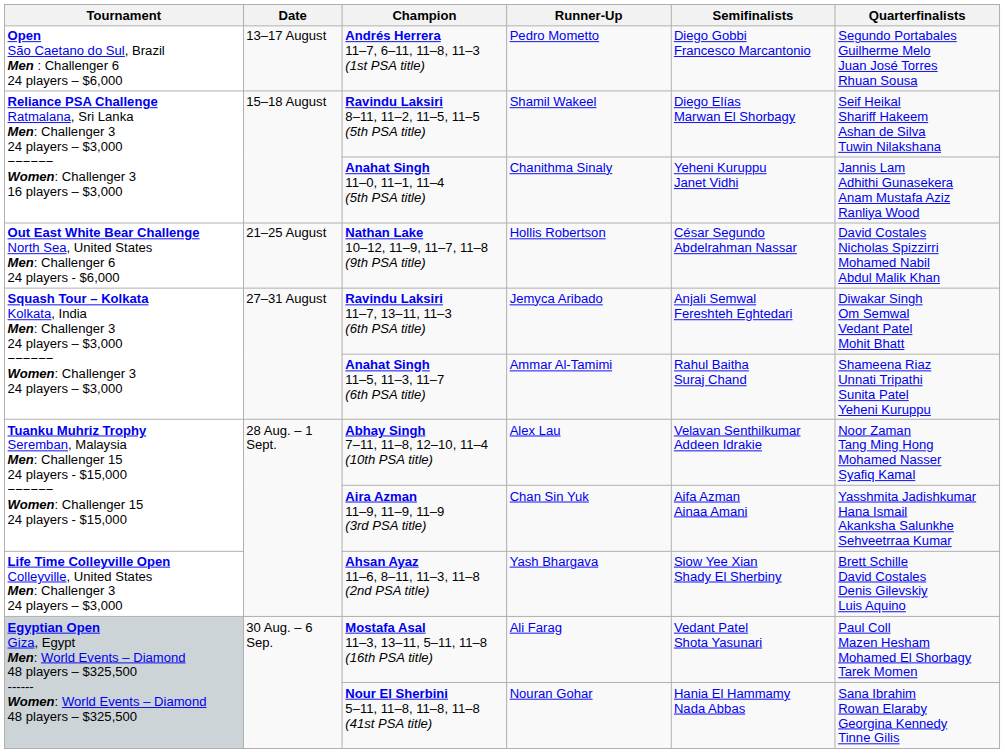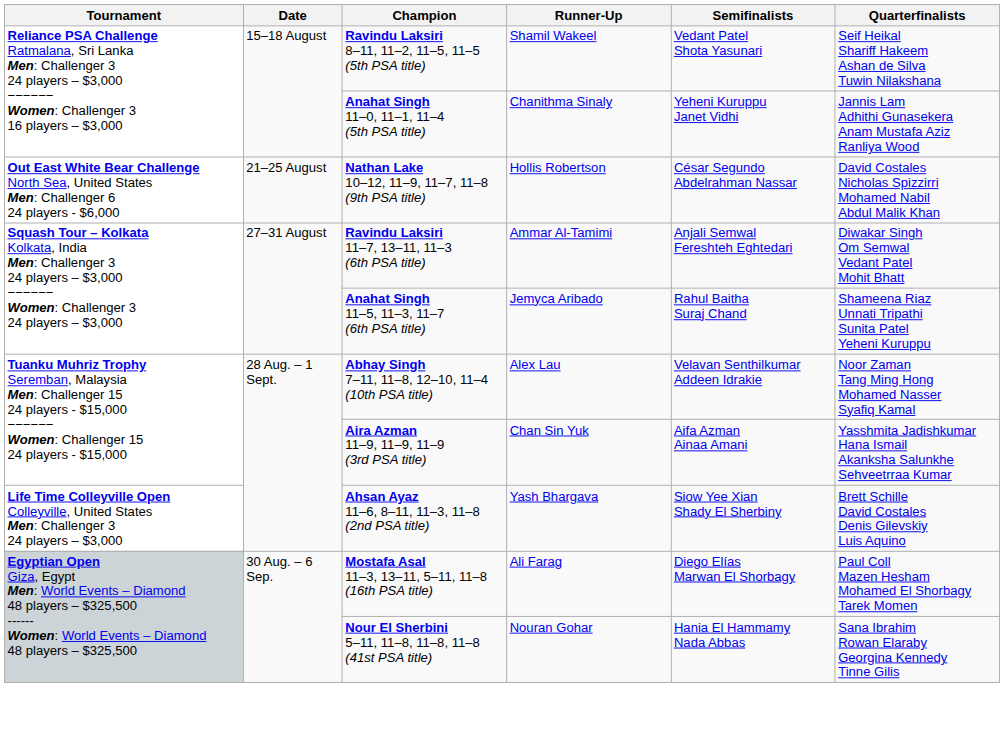- row: (413, 51)
(735, 109) Diego Elías Marwan El Shorbagy -> (718, 44) Vedant Patel Shota Yasunari
(556, 299) Jemyca Aribado -> (561, 233) Ammar Al-Tamimi
(561, 365) Ammar Al-Tamimi -> (556, 299) Jemyca Aribado
(718, 635) Vedant Patel Shota Yasunari -> (735, 569) Diego Elías Marwan El Shorbagy
